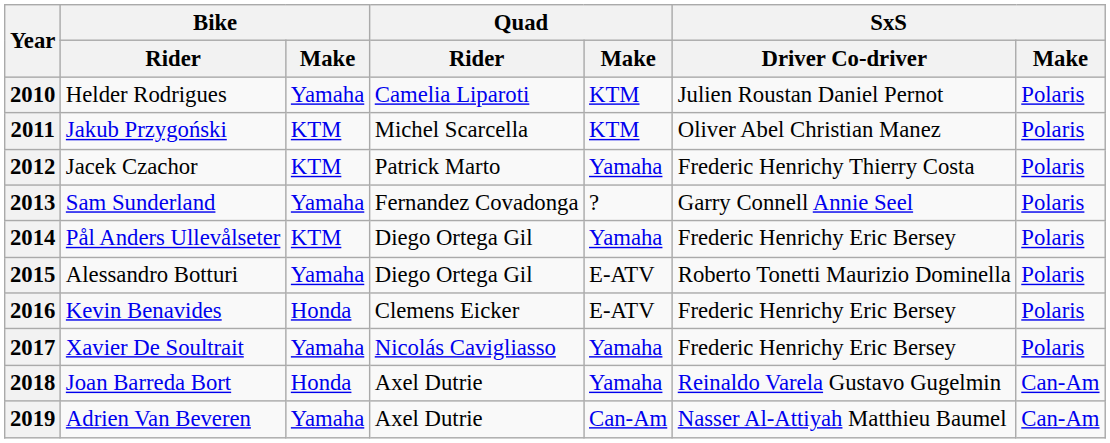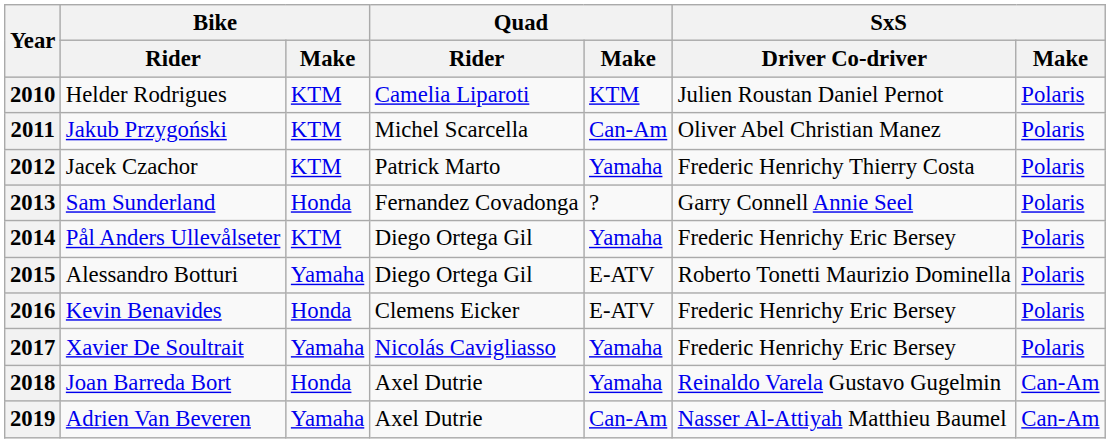(328, 94) Yamaha -> (316, 94) KTM
(614, 130) KTM -> (628, 130) Can-Am
(328, 202) Yamaha -> (321, 202) Honda
